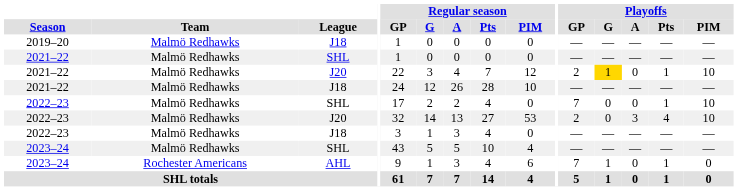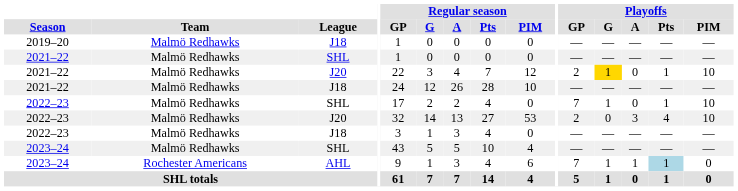(608, 102) 0 -> (608, 102) 1
(635, 163) 0 -> (635, 163) 1
(666, 163) no background -> (666, 163) lightblue background
